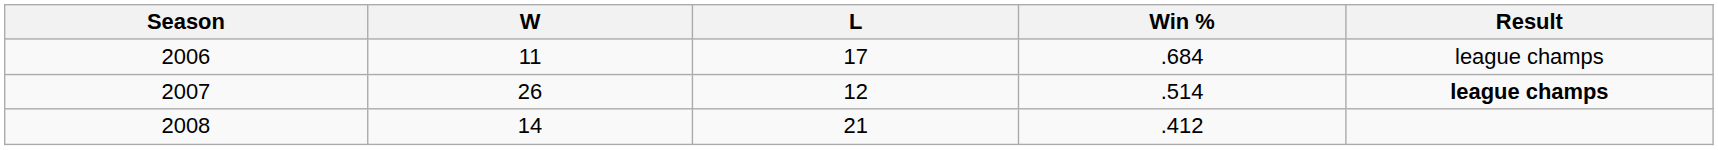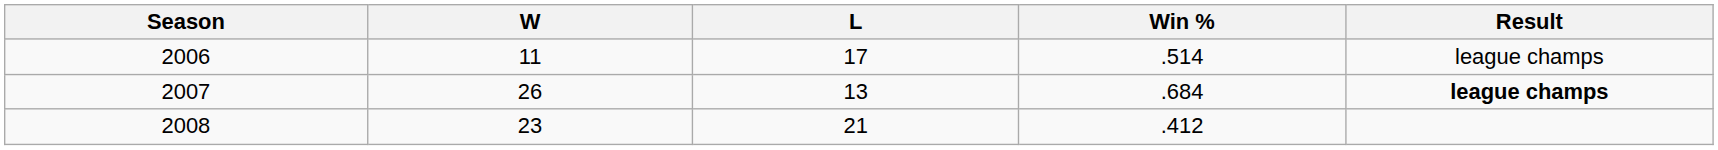(1182, 56) .684 -> (1182, 56) .514
(856, 91) 12 -> (856, 91) 13
(1182, 91) .514 -> (1182, 91) .684
(530, 126) 14 -> (530, 126) 23
